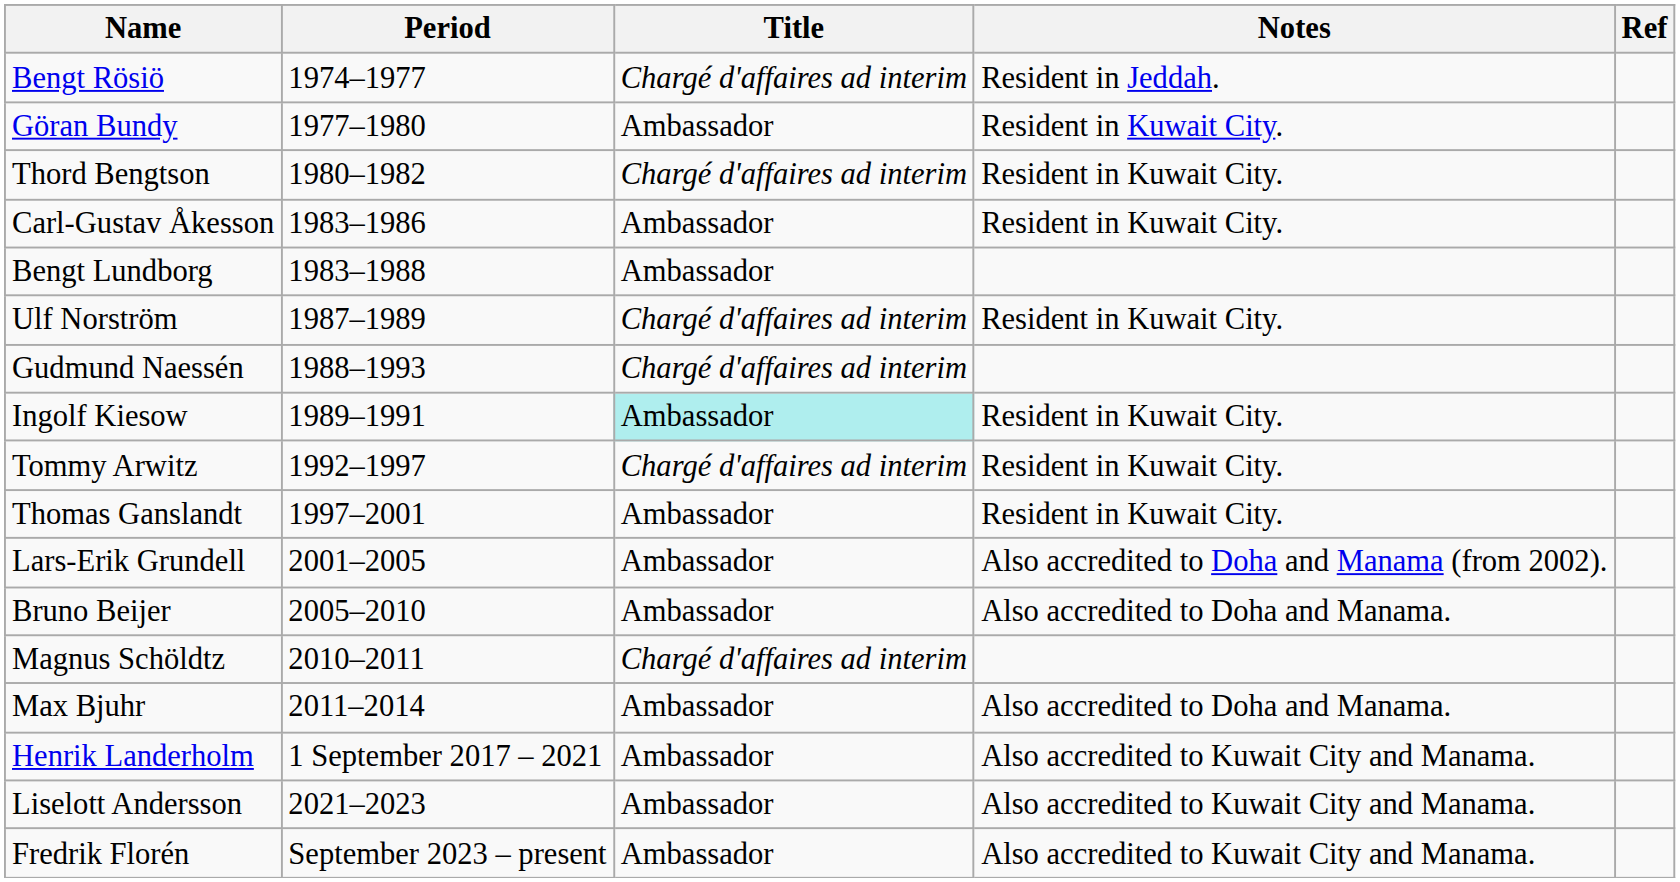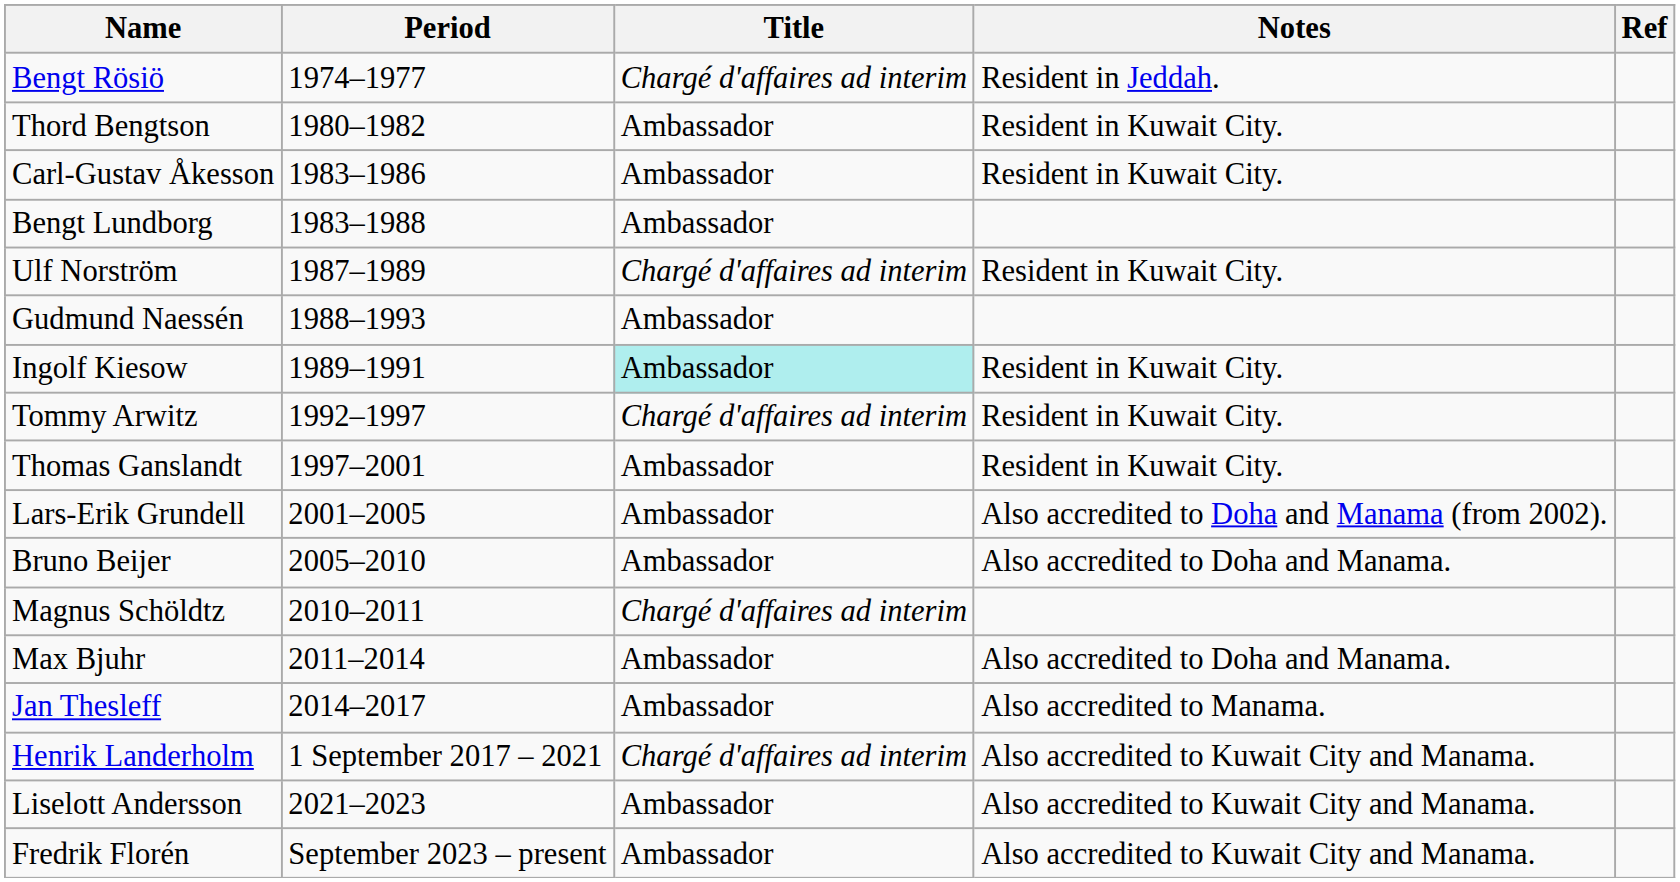- row: (95, 125)
(794, 174) Chargé d'affaires ad interim -> (697, 125) Ambassador
(794, 367) Chargé d'affaires ad interim -> (697, 319) Ambassador
+ row: (87, 707)
(697, 755) Ambassador -> (794, 755) Chargé d'affaires ad interim
